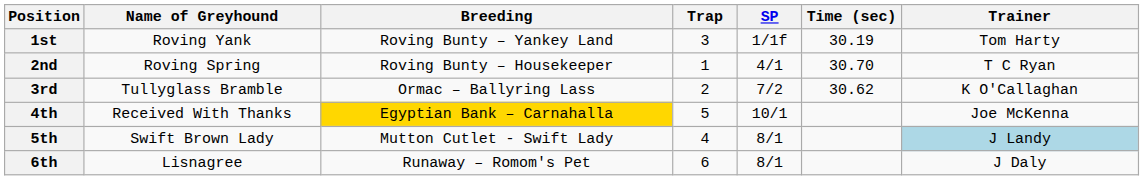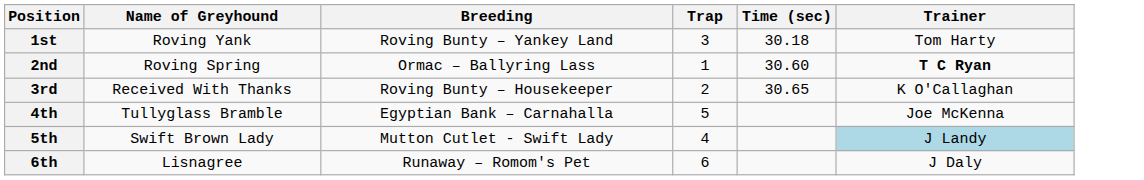- column: (770, 17)
(851, 41) 30.19 -> (787, 41) 30.18
(497, 65) Roving Bunty – Housekeeper -> (497, 65) Ormac – Ballyring Lass
(851, 65) 30.70 -> (787, 65) 30.60
(1020, 65) normal -> (955, 65) bold
(202, 90) Tullyglass Bramble -> (202, 90) Received With Thanks
(497, 90) Ormac – Ballyring Lass -> (497, 90) Roving Bunty – Housekeeper
(851, 90) 30.62 -> (787, 90) 30.65
(202, 114) Received With Thanks -> (202, 114) Tullyglass Bramble
(497, 114) gold background -> (497, 114) no background
